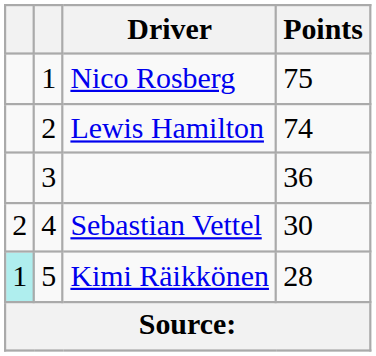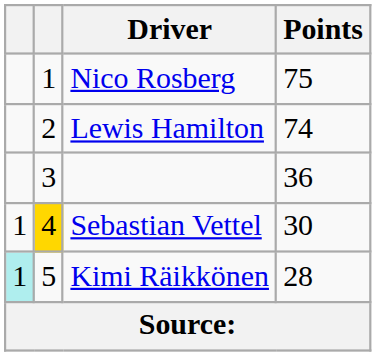(20, 226) 2 -> (20, 226) 1
(49, 226) no background -> (49, 226) gold background
